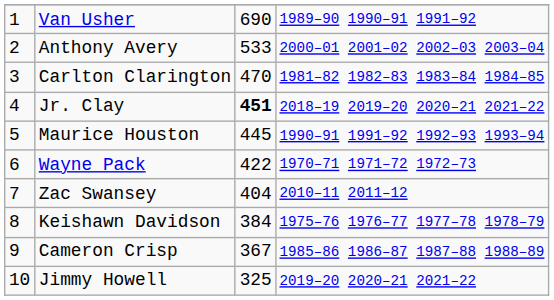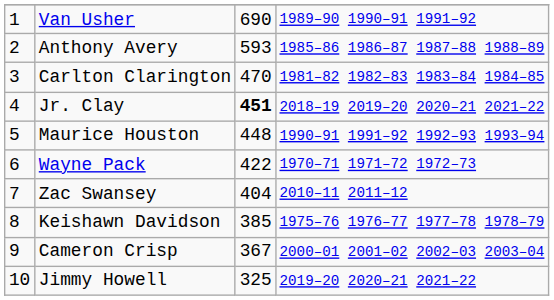(256, 48) 533 -> (256, 48) 593
(412, 48) 2000–01 2001–02 2002–03 2003–04 -> (412, 48) 1985–86 1986–87 1987–88 1988–89
(256, 135) 445 -> (256, 135) 448
(256, 222) 384 -> (256, 222) 385
(412, 251) 1985–86 1986–87 1987–88 1988–89 -> (412, 251) 2000–01 2001–02 2002–03 2003–04
